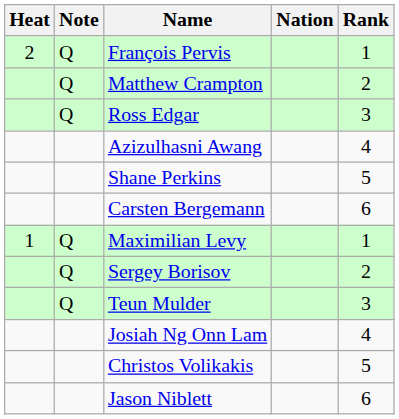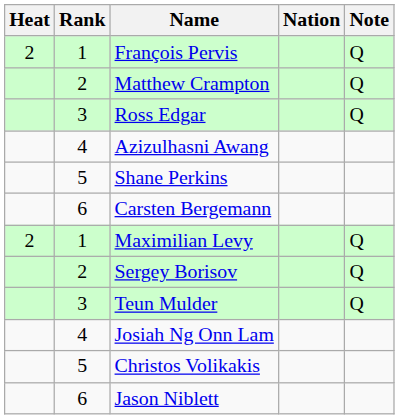columns swapped: (366, 20) <-> (79, 20)
(30, 240) 1 -> (30, 240) 2
